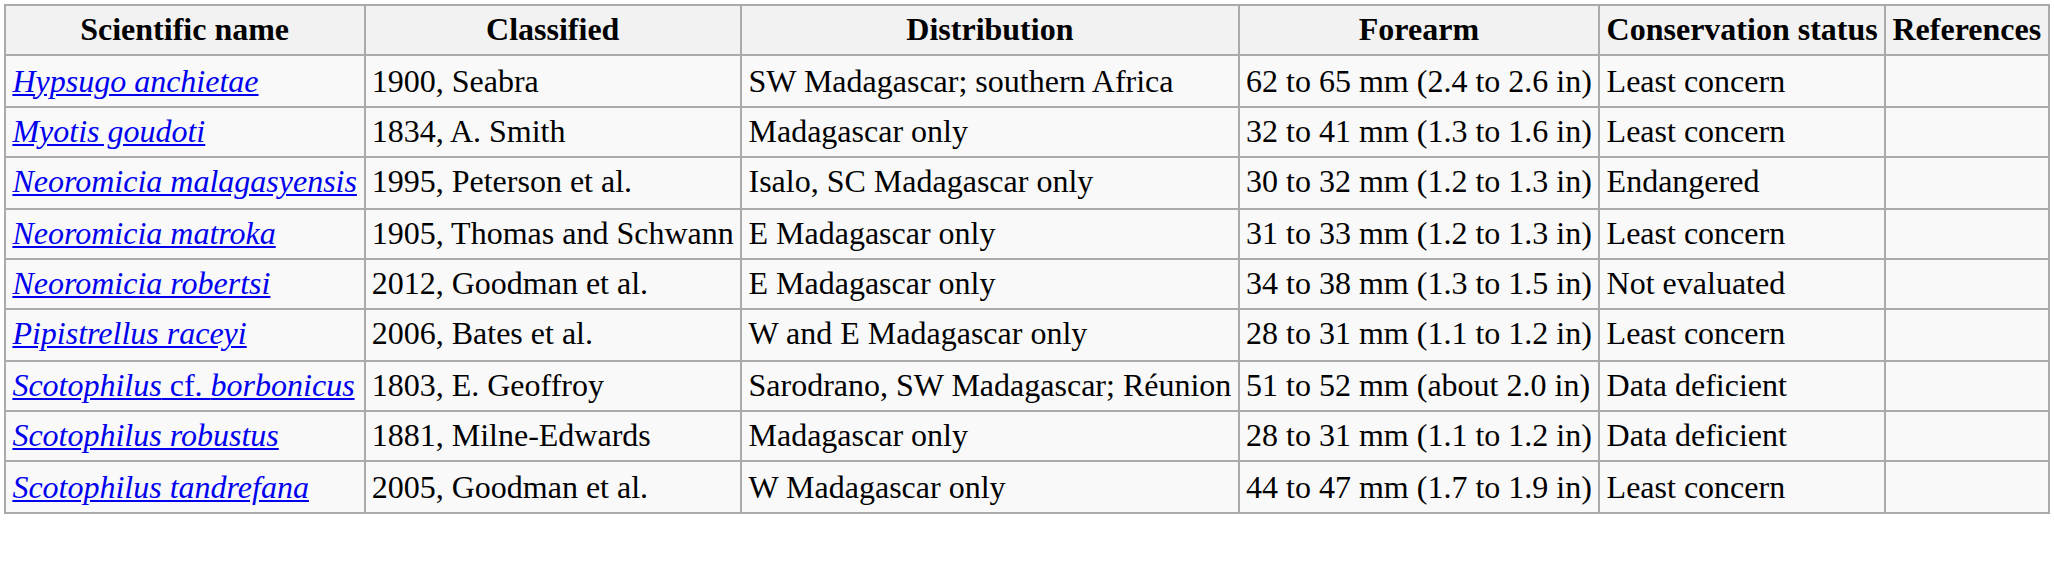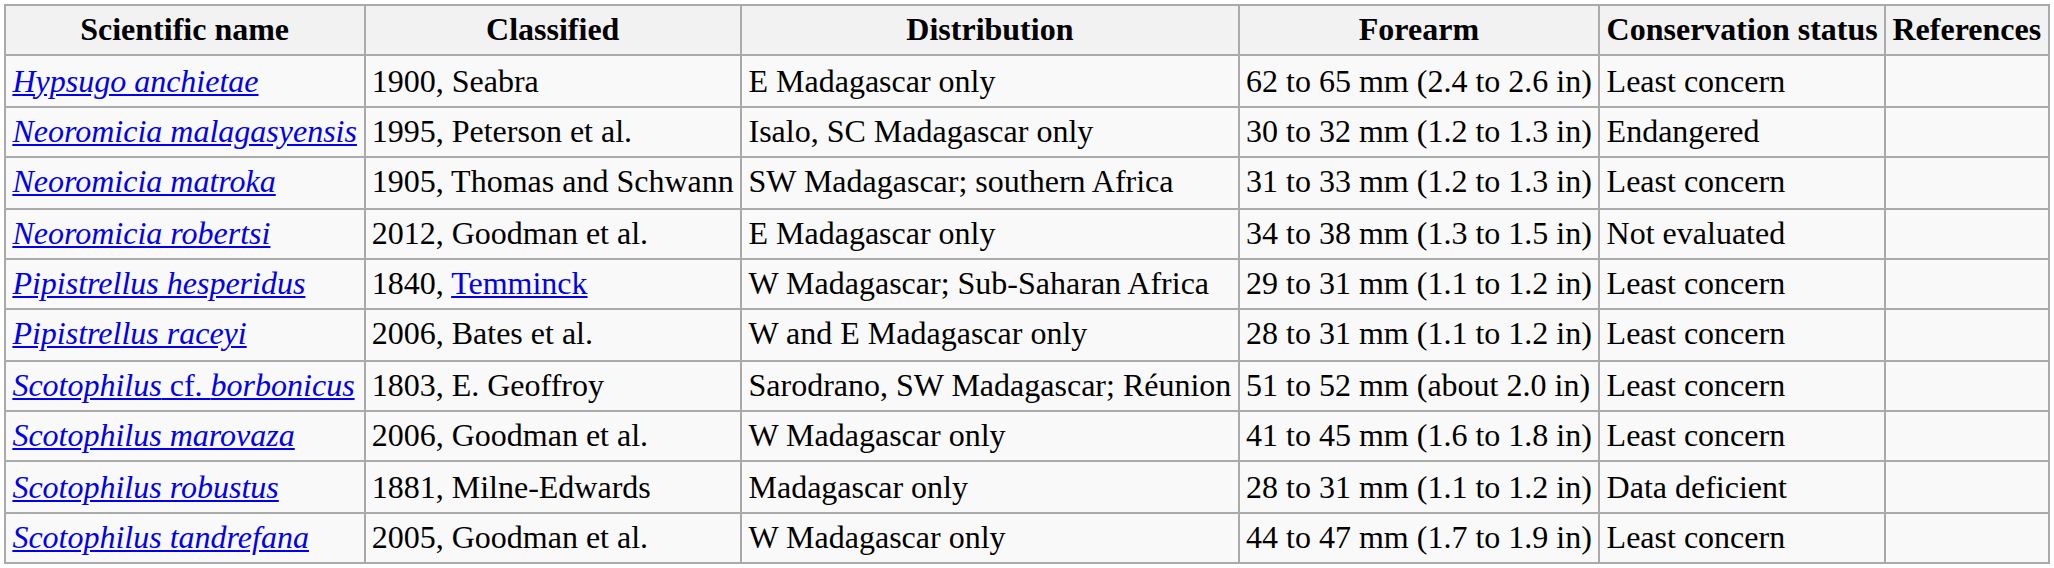(961, 80) SW Madagascar; southern Africa -> (872, 80) E Madagascar only
- row: (109, 131)
(872, 232) E Madagascar only -> (961, 182) SW Madagascar; southern Africa
+ row: (159, 283)
(1697, 385) Data deficient -> (1696, 385) Least concern
+ row: (154, 435)
